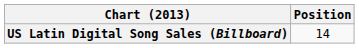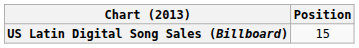(323, 34) 14 -> (323, 34) 15
